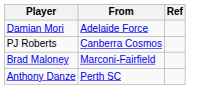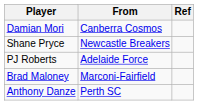(114, 28) Adelaide Force -> (121, 28) Canberra Cosmos
+ row: (35, 44)
(121, 44) Canberra Cosmos -> (114, 60) Adelaide Force
